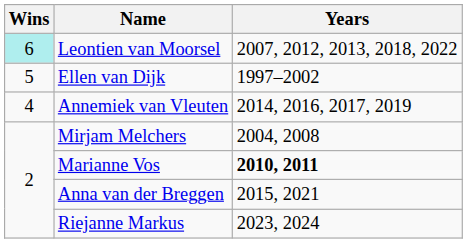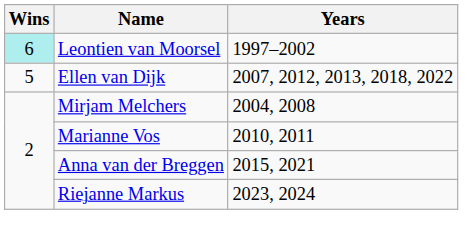(347, 48) 2007, 2012, 2013, 2018, 2022 -> (274, 48) 1997–2002
(278, 77) 1997–2002 -> (343, 77) 2007, 2012, 2013, 2018, 2022
- row: (143, 106)
(278, 164) bold -> (273, 135) normal
